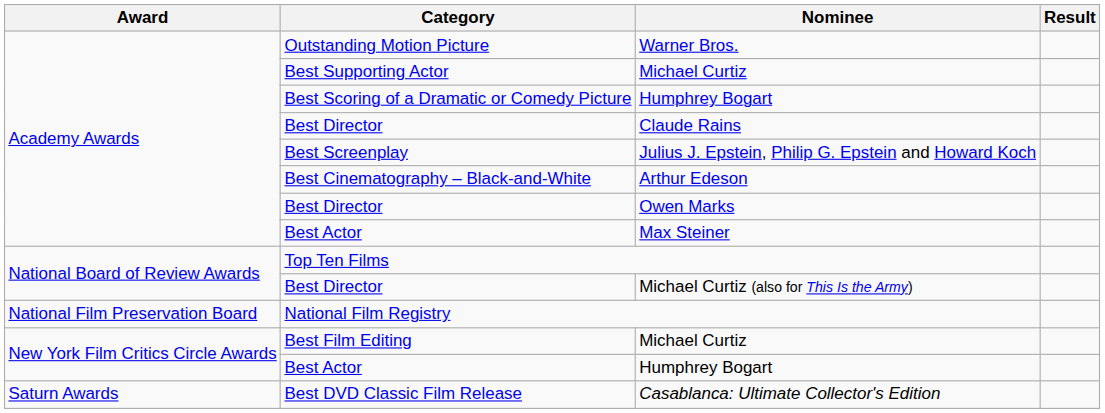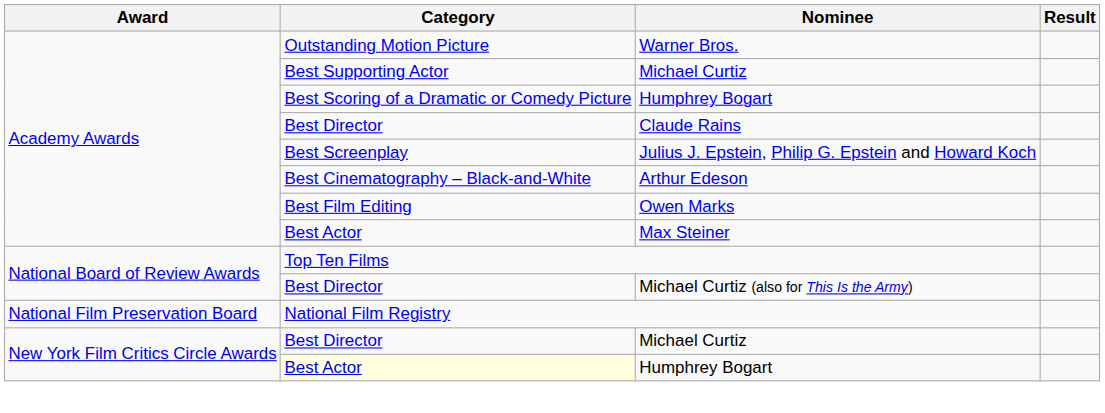(334, 206) Best Director -> (348, 206) Best Film Editing
(348, 340) Best Film Editing -> (334, 340) Best Director
(323, 367) no background -> (323, 367) lightyellow background
- row: (63, 394)
